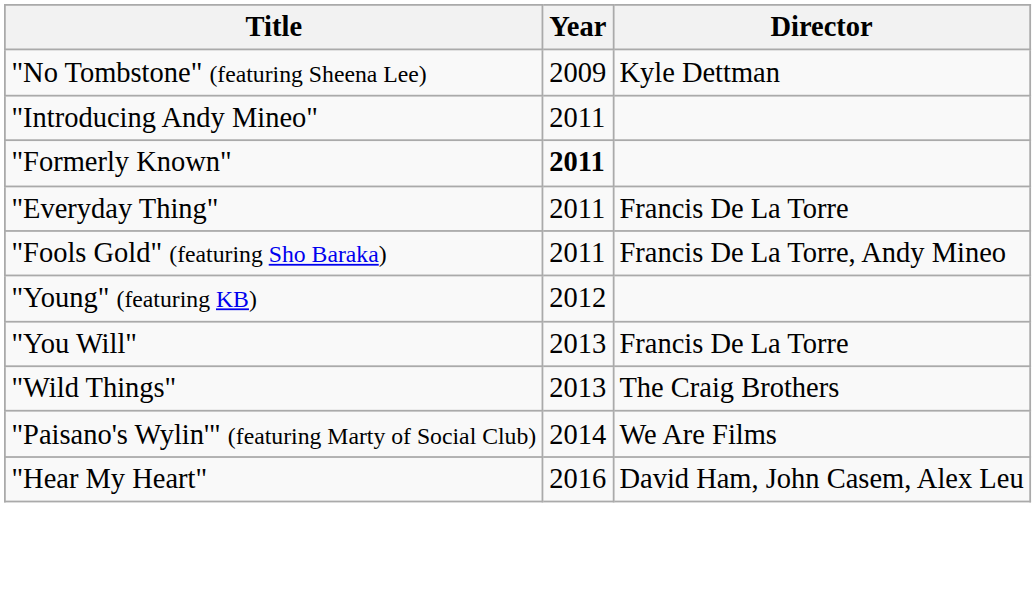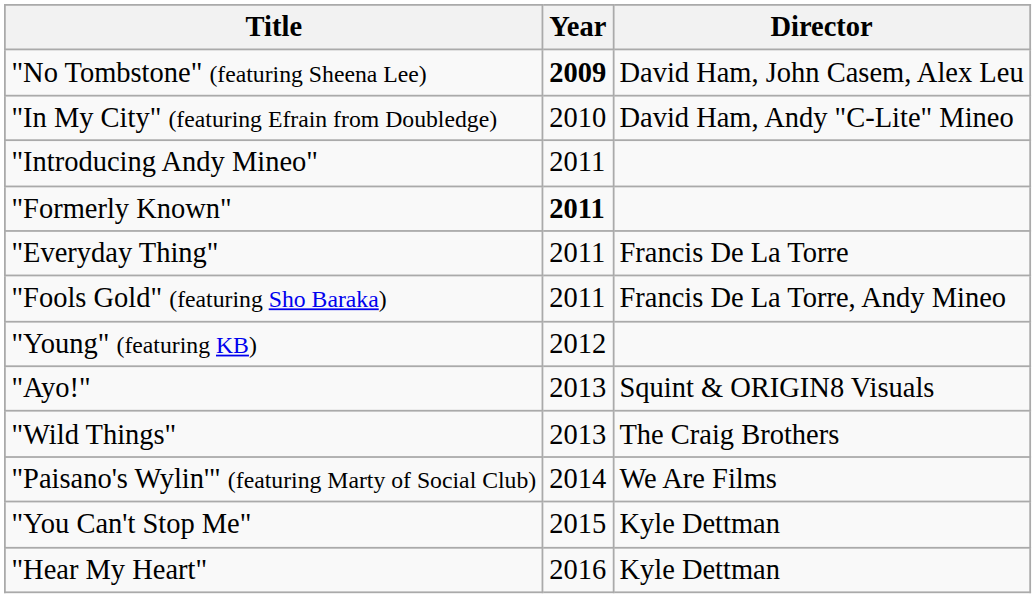(578, 72) normal -> (578, 72) bold
(700, 72) Kyle Dettman -> (822, 72) David Ham, John Casem, Alex Leu
+ row: (254, 117)
+ row: (51, 388)
- row: (74, 343)
+ row: (131, 523)
(822, 478) David Ham, John Casem, Alex Leu -> (700, 569) Kyle Dettman
